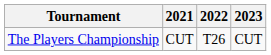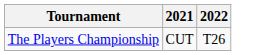- column: (248, 16)
